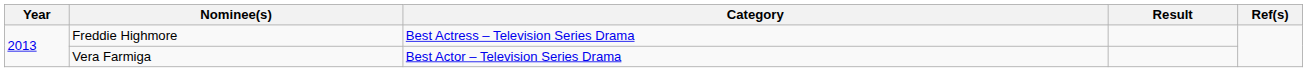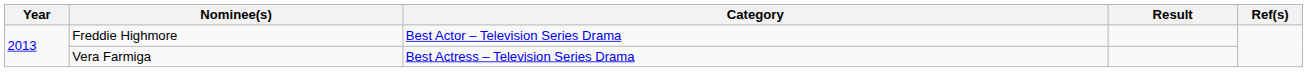(520, 35) Best Actress – Television Series Drama -> (514, 35) Best Actor – Television Series Drama
(514, 56) Best Actor – Television Series Drama -> (520, 56) Best Actress – Television Series Drama
